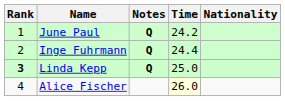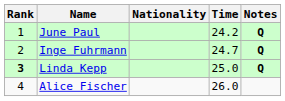columns swapped: (240, 14) <-> (149, 14)
(185, 50) 24.4 -> (225, 50) 24.7
(185, 86) lightyellow background -> (225, 86) no background
